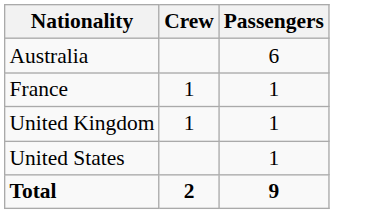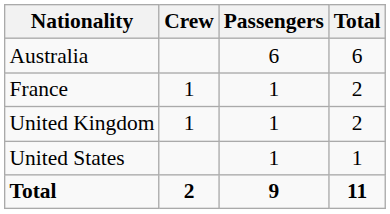+ column: (357, 21)
